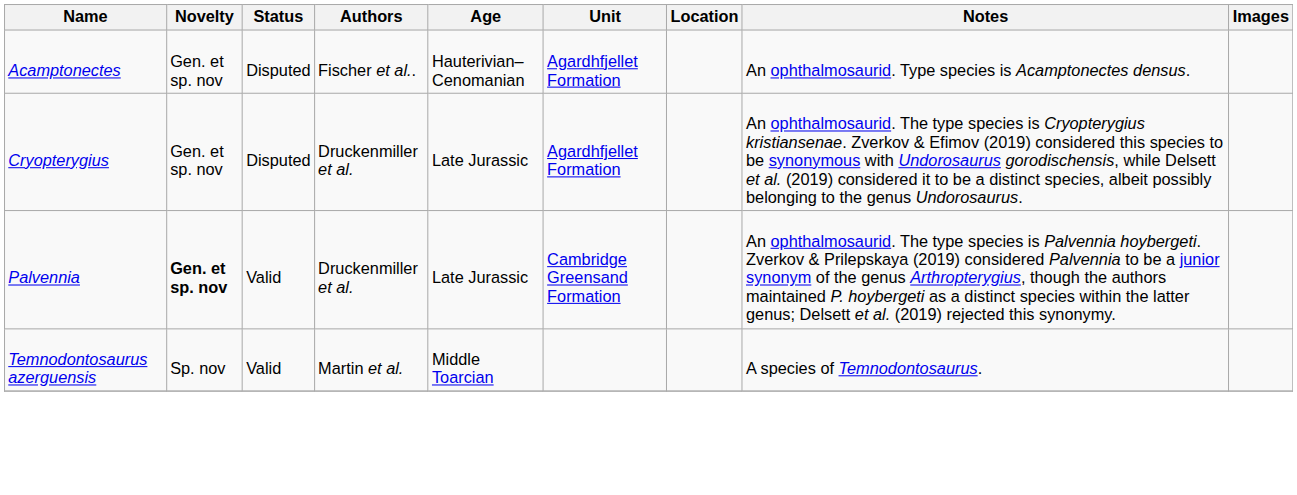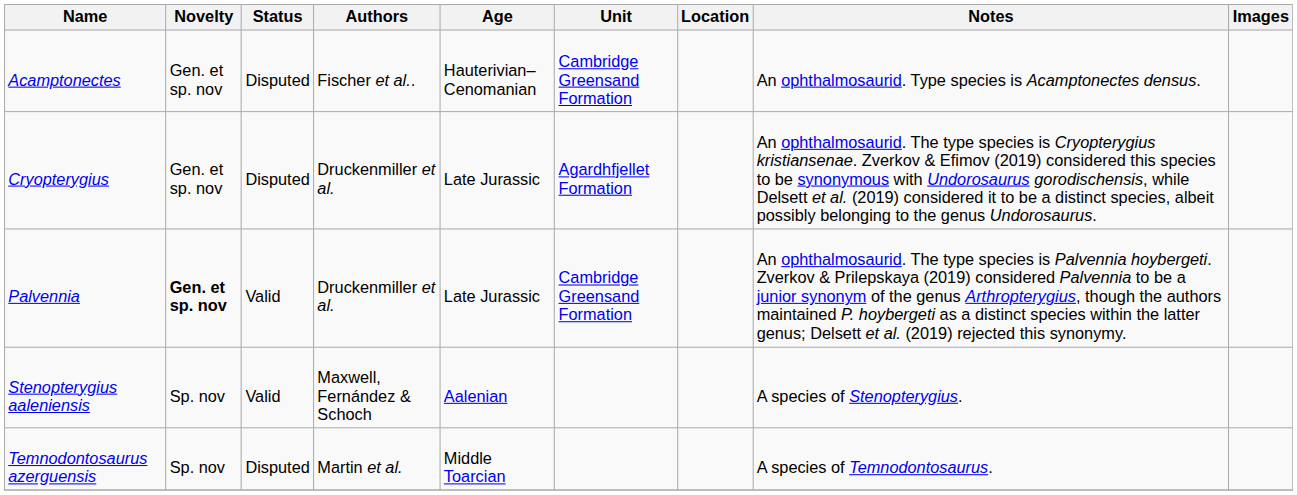(592, 70) Agardhfjellet Formation -> (599, 80) Cambridge Greensand Formation
+ row: (63, 396)
(264, 368) Valid -> (278, 468) Disputed
